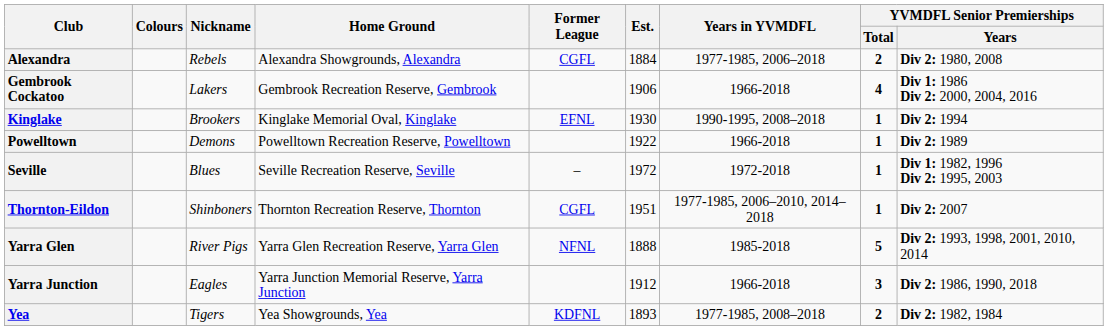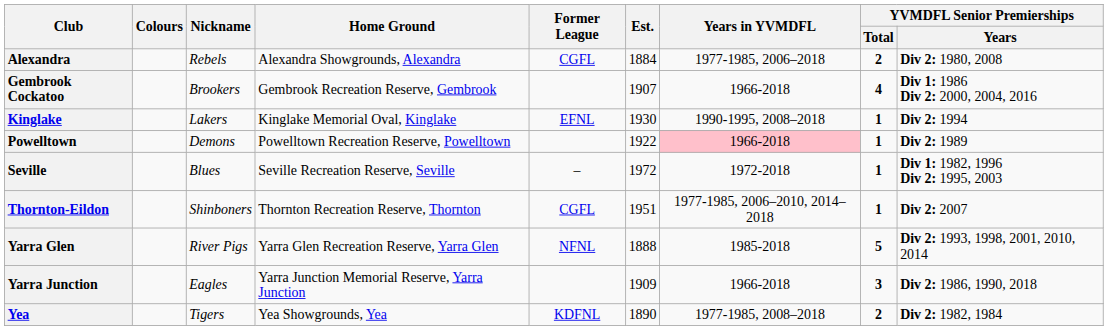(208, 89) Lakers -> (215, 89) Brookers
(643, 89) 1906 -> (643, 89) 1907
(215, 119) Brookers -> (208, 119) Lakers
(760, 141) no background -> (760, 141) pink background
(643, 284) 1912 -> (643, 284) 1909
(643, 314) 1893 -> (643, 314) 1890
